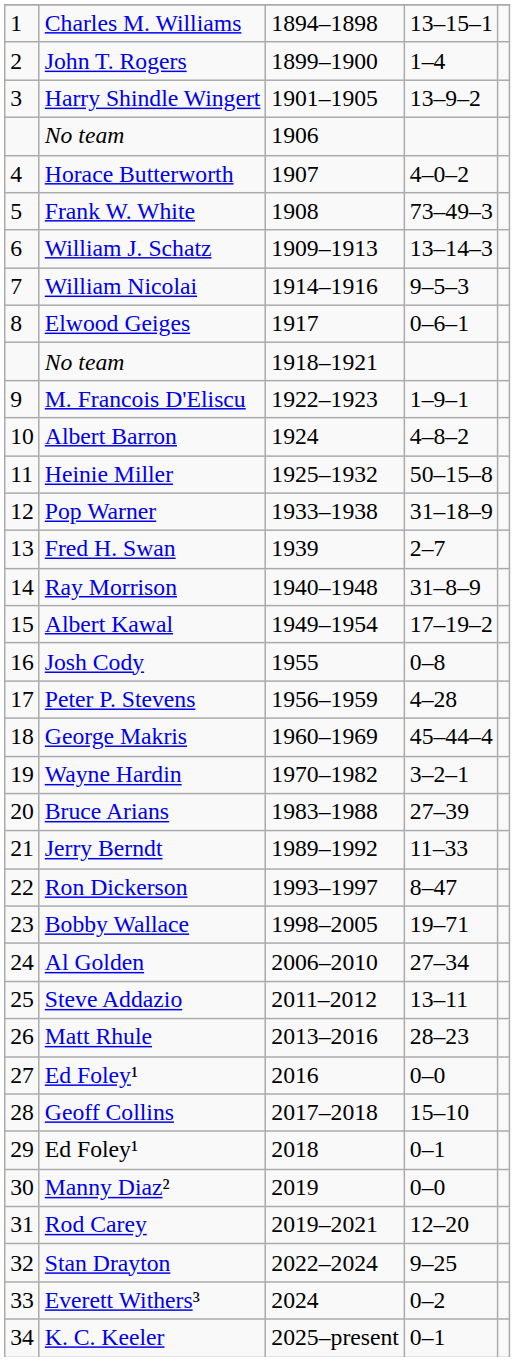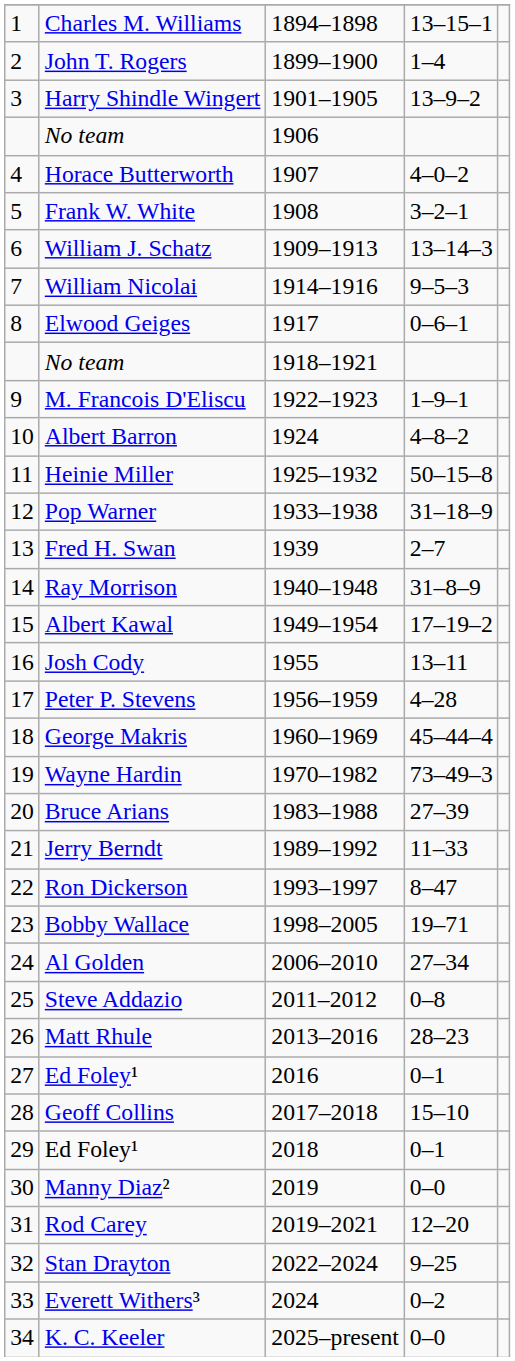(451, 211) 73–49–3 -> (439, 211) 3–2–1
(428, 661) 0–8 -> (439, 661) 13–11
(439, 774) 3–2–1 -> (451, 774) 73–49–3
(439, 999) 13–11 -> (428, 999) 0–8
(428, 1074) 0–0 -> (428, 1074) 0–1
(428, 1337) 0–1 -> (428, 1337) 0–0
